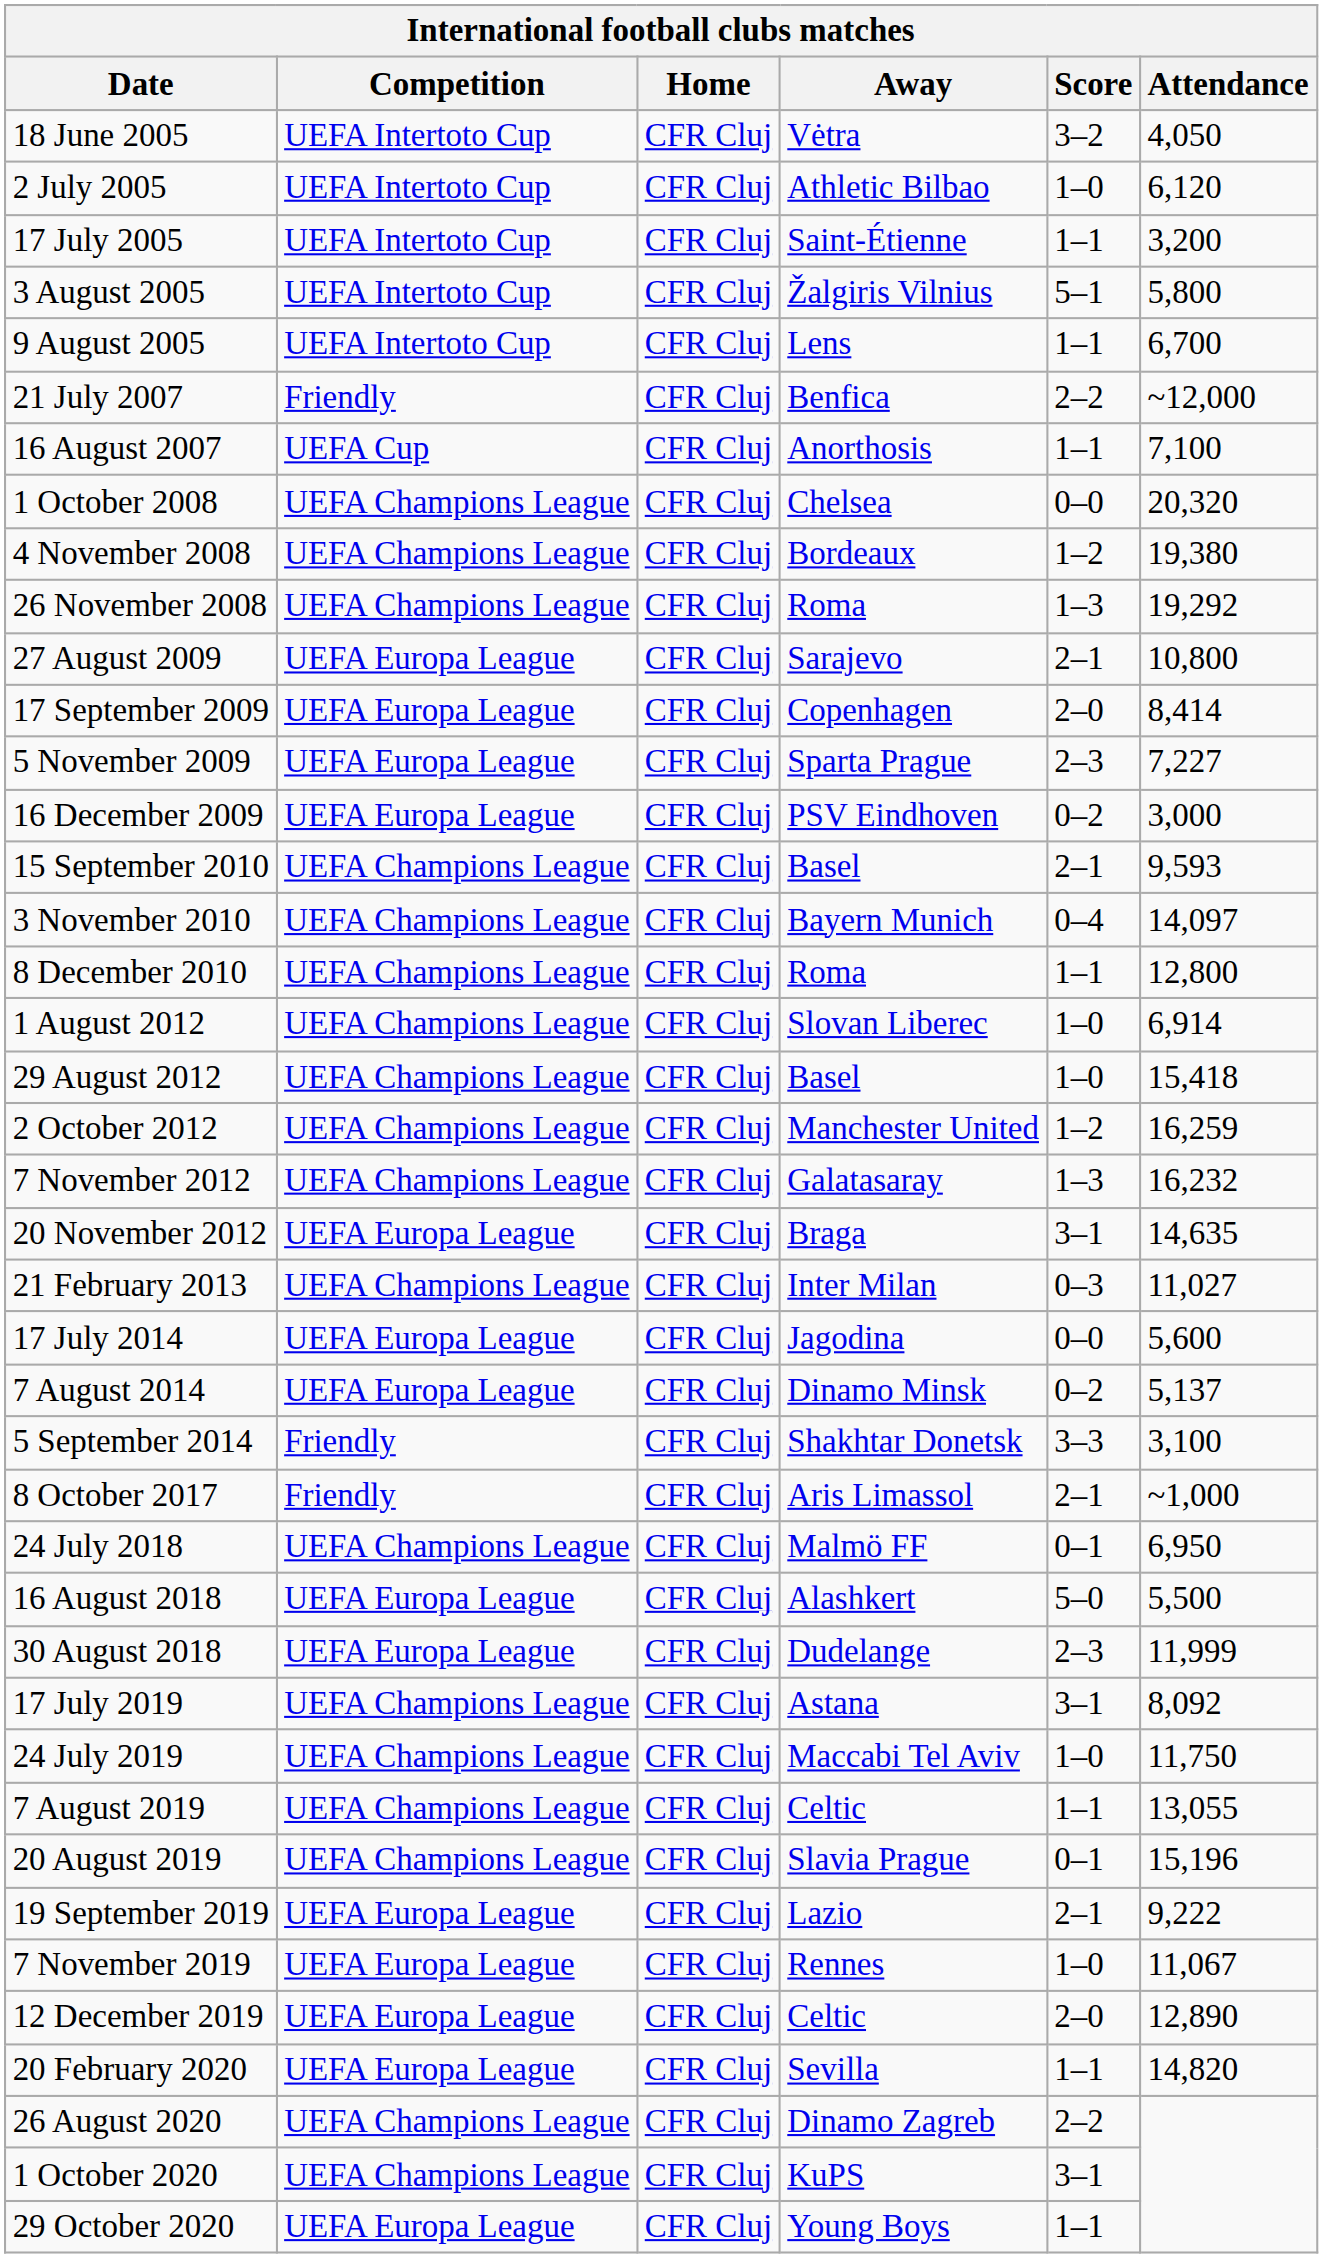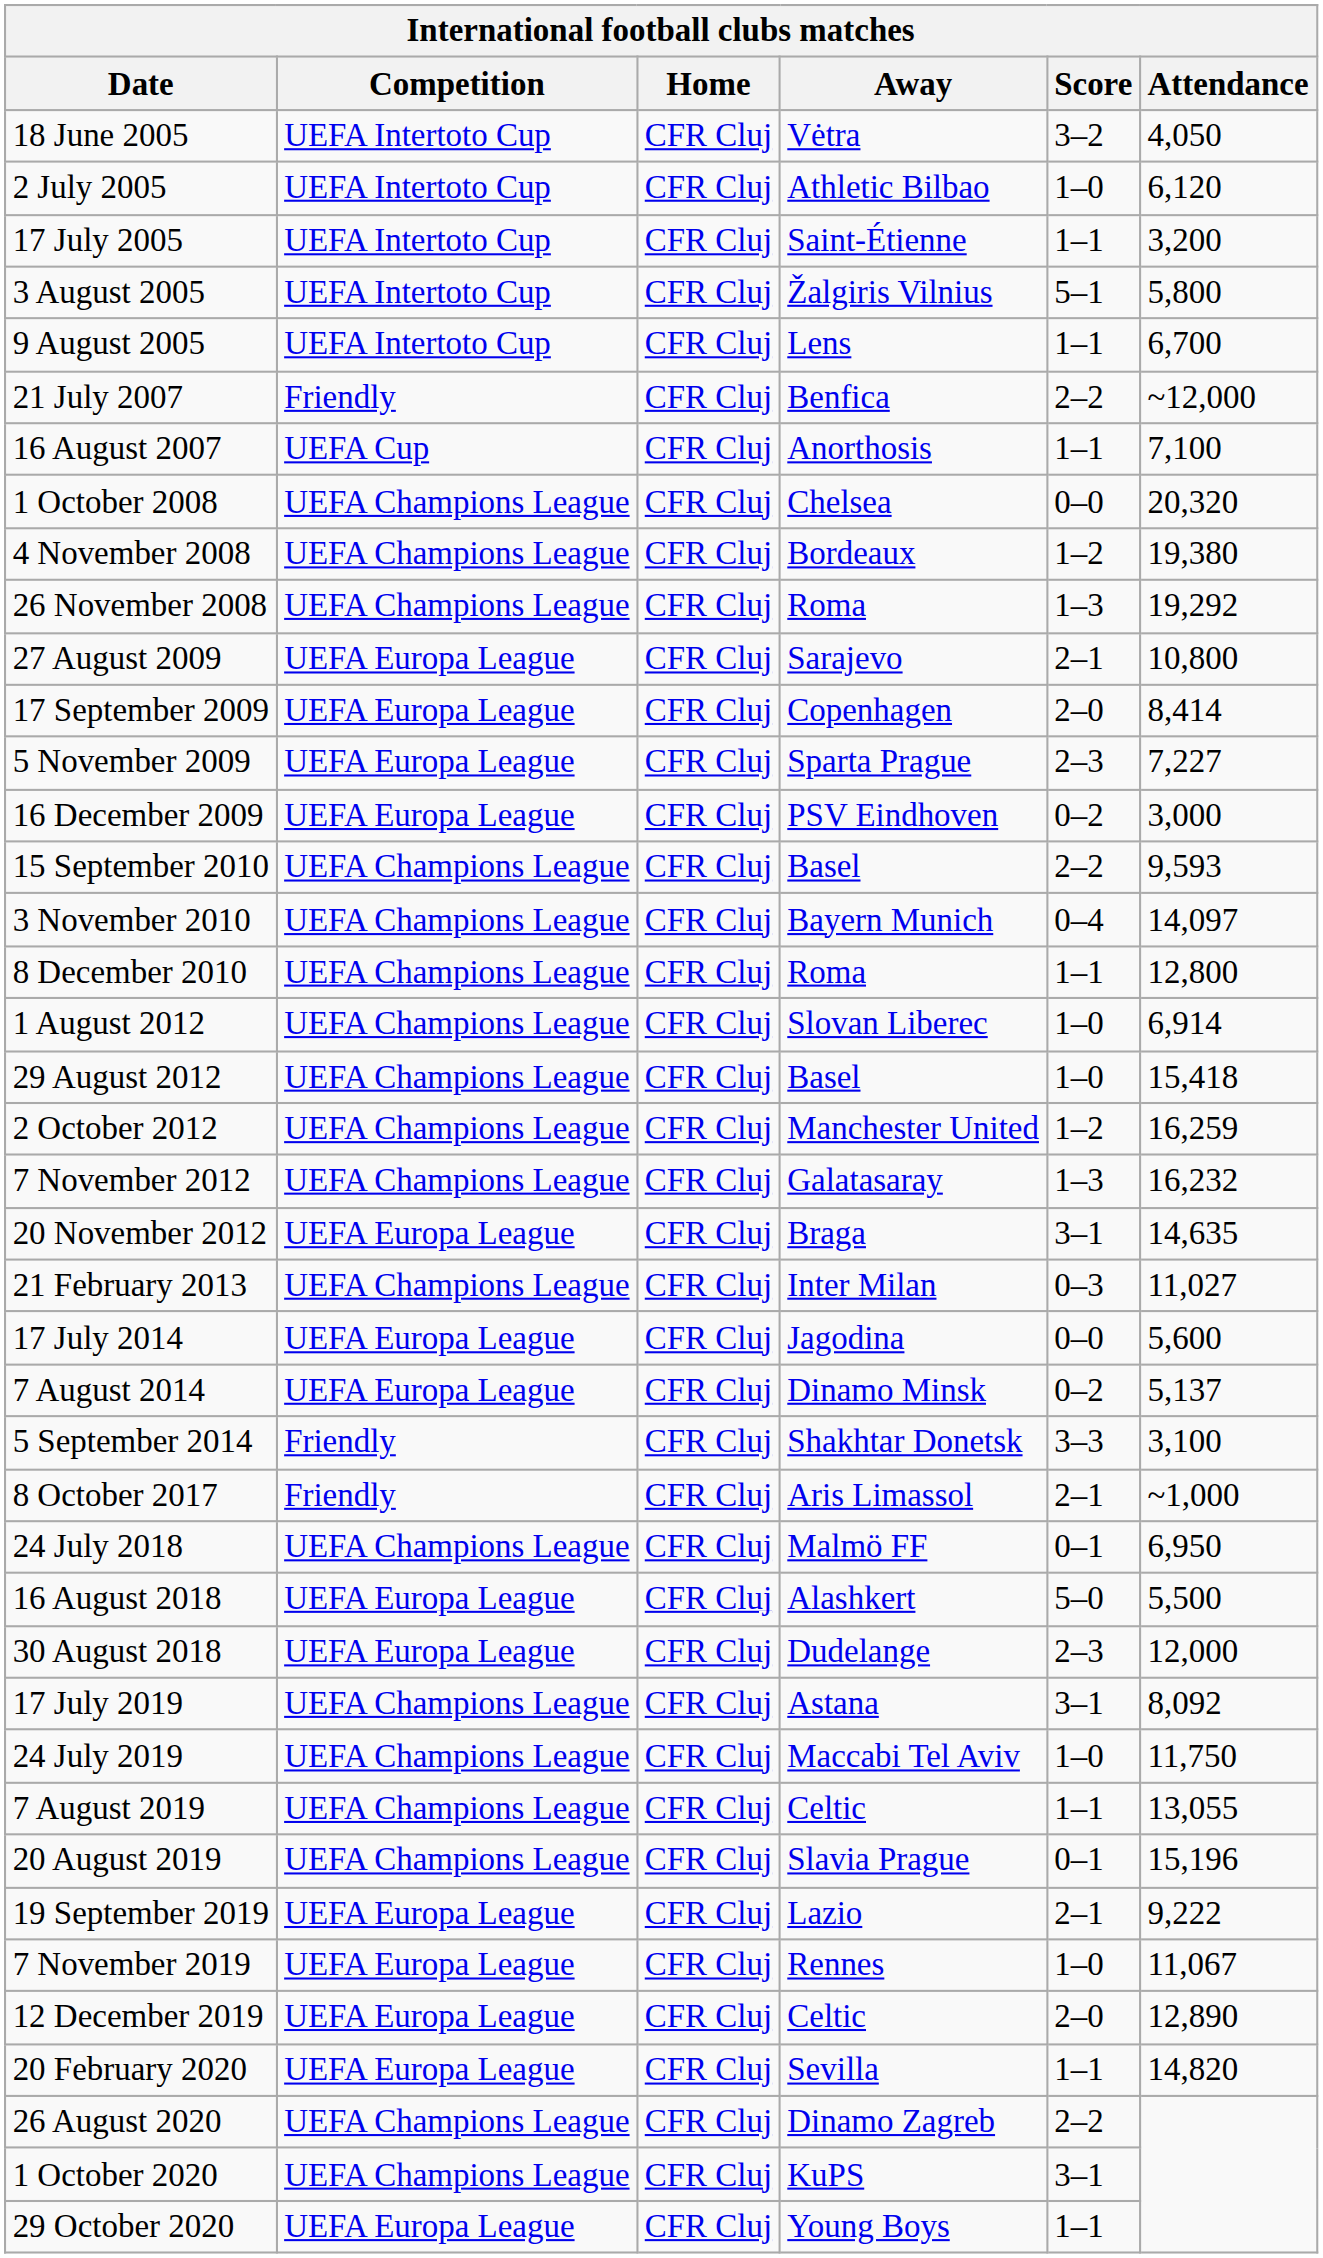(1079, 866) 2–1 -> (1079, 866) 2–2
(1192, 1651) 11,999 -> (1193, 1651) 12,000
